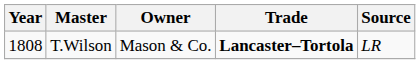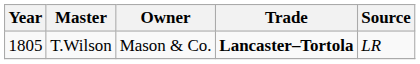(25, 44) 1808 -> (25, 44) 1805
